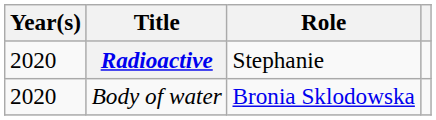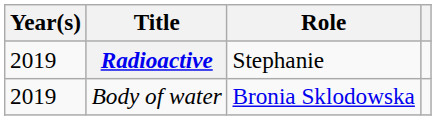(33, 59) 2020 -> (33, 59) 2019
(33, 96) 2020 -> (33, 96) 2019
